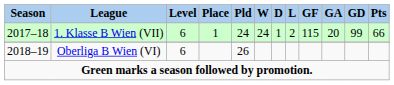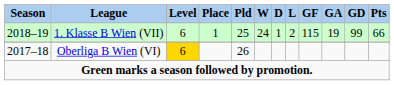(28, 32) 2017–18 -> (28, 32) 2018–19
(243, 32) 24 -> (243, 32) 25
(333, 32) 20 -> (333, 32) 19
(28, 51) 2018–19 -> (28, 51) 2017–18
(183, 51) no background -> (183, 51) gold background
